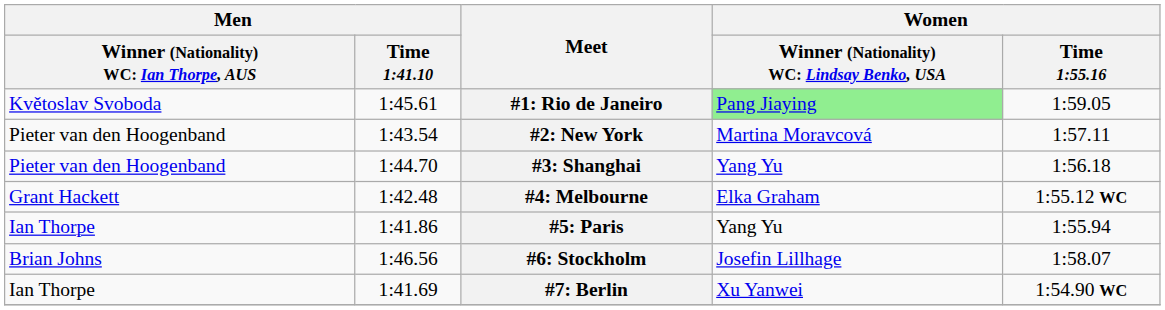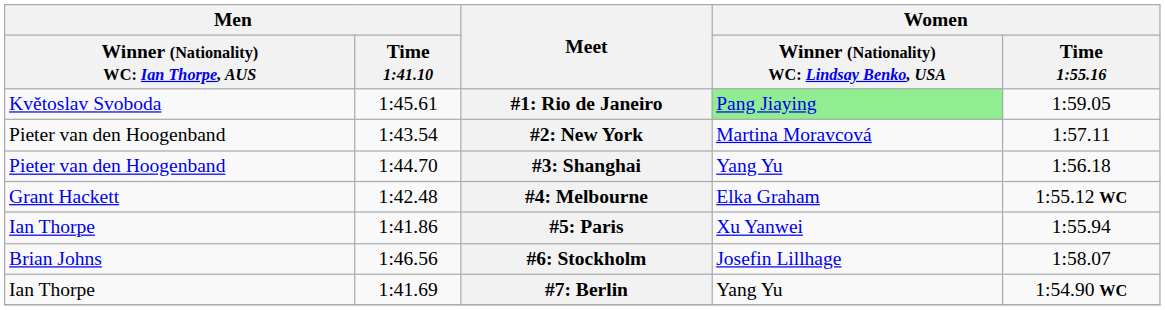(749, 227) Yang Yu -> (760, 227) Xu Yanwei
(760, 289) Xu Yanwei -> (749, 289) Yang Yu
